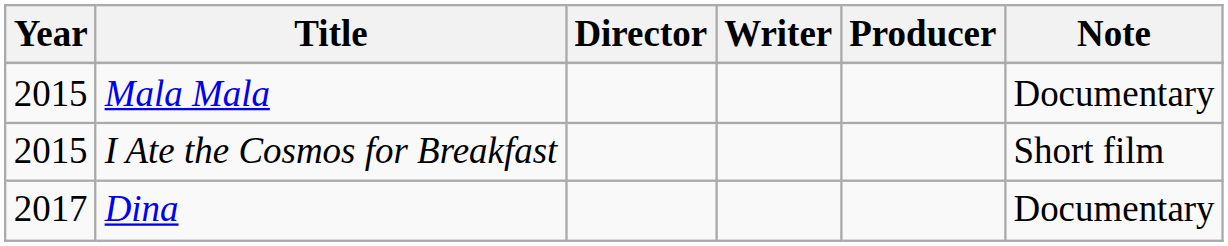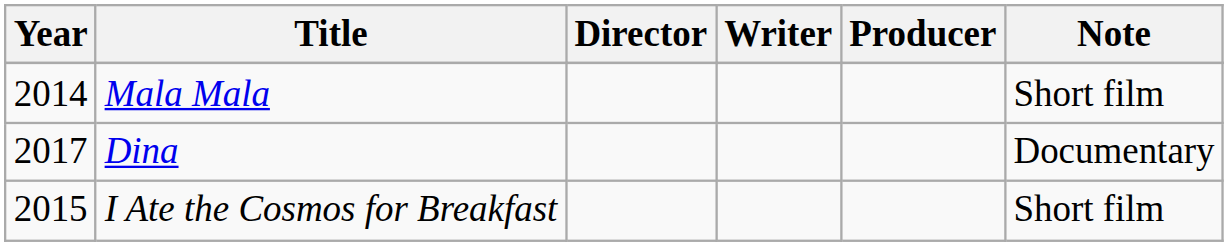(51, 92) 2015 -> (51, 92) 2014
(1114, 92) Documentary -> (1089, 92) Short film
rows swapped: (331, 151) <-> (142, 209)
